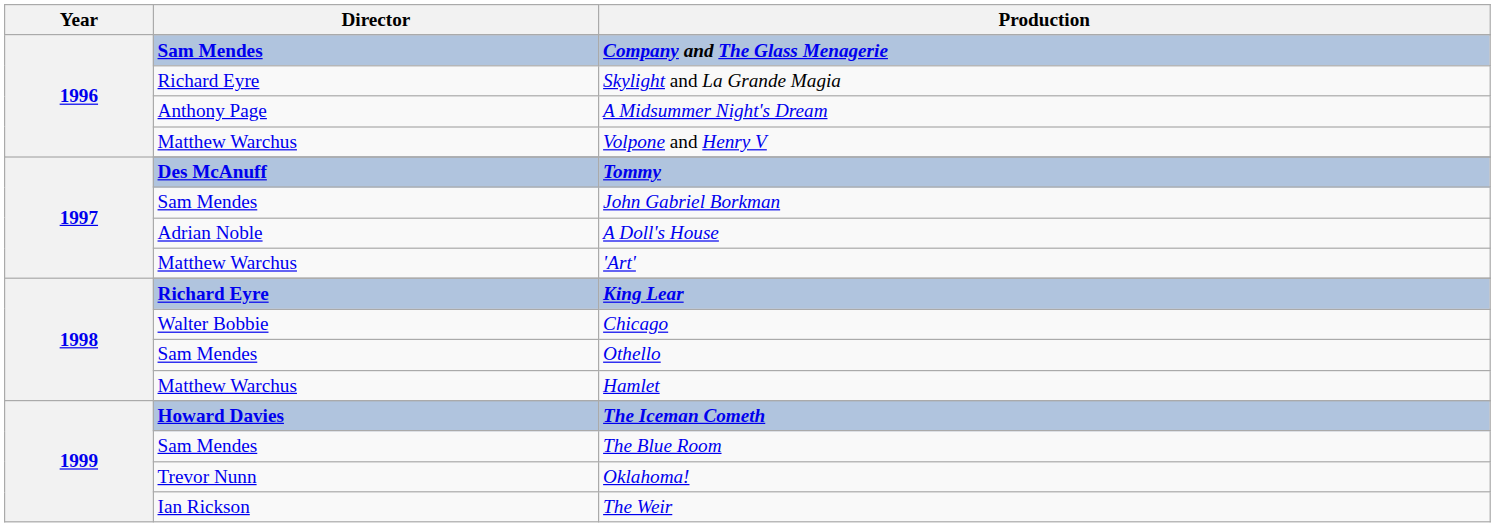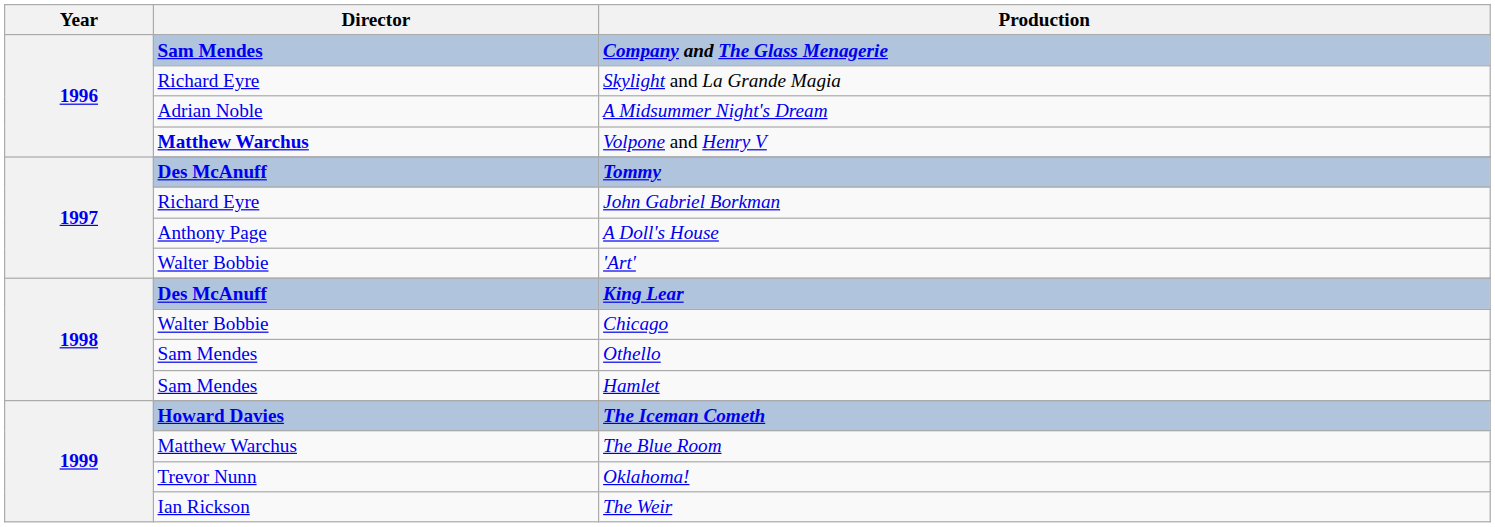(212, 111) Anthony Page -> (210, 111) Adrian Noble
(227, 141) normal -> (233, 141) bold
(207, 202) Sam Mendes -> (208, 202) Richard Eyre
(210, 232) Adrian Noble -> (212, 232) Anthony Page
(227, 263) Matthew Warchus -> (213, 263) Walter Bobbie
(213, 293) Richard Eyre -> (212, 293) Des McAnuff
(227, 385) Matthew Warchus -> (207, 385) Sam Mendes
(207, 446) Sam Mendes -> (227, 446) Matthew Warchus
